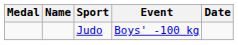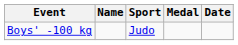columns swapped: (23, 14) <-> (157, 14)
